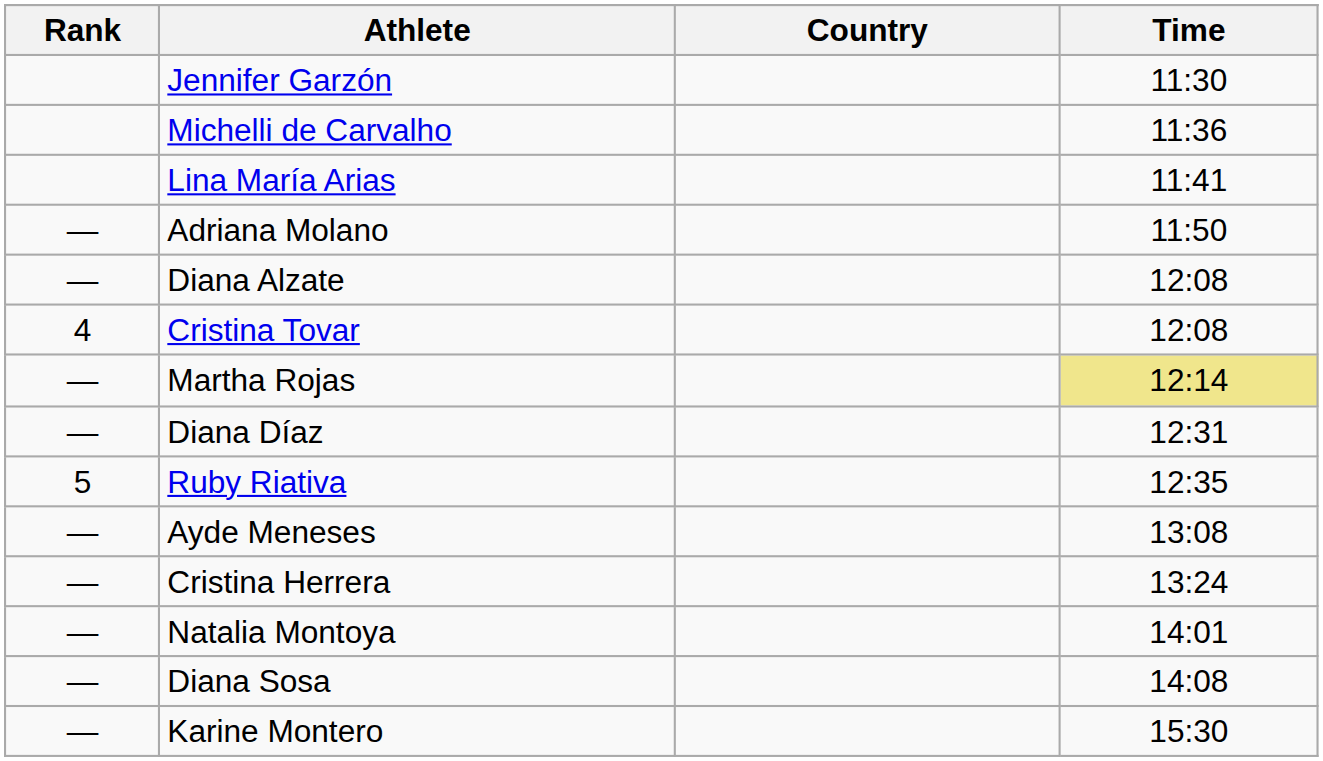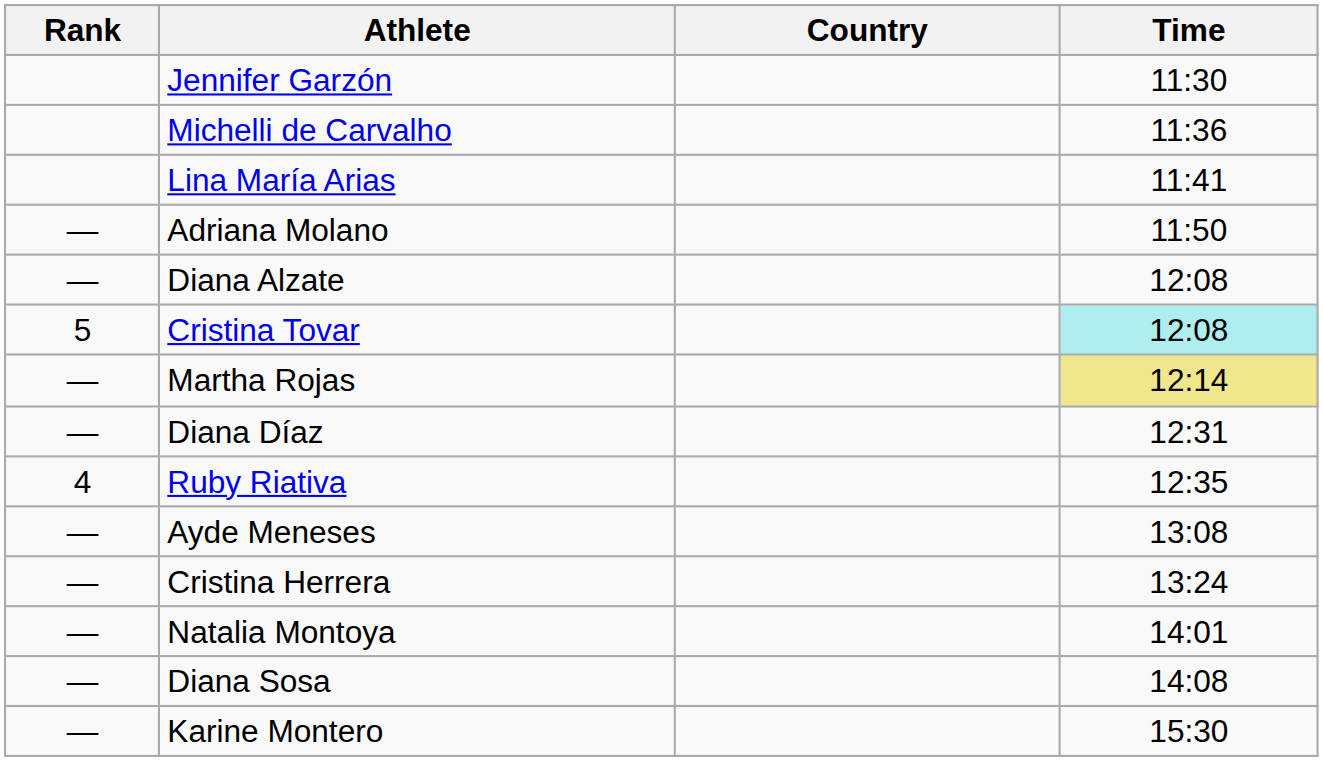(83, 331) 4 -> (83, 331) 5
(1189, 331) no background -> (1189, 331) paleturquoise background
(83, 481) 5 -> (83, 481) 4
